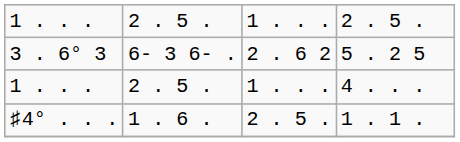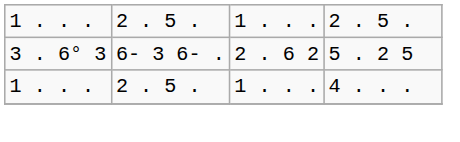- row: (64, 120)
